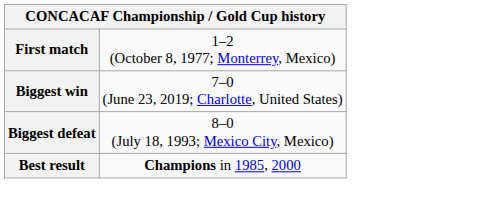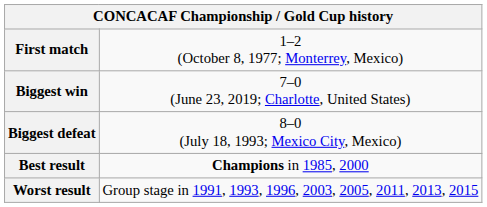+ row: (52, 190)
